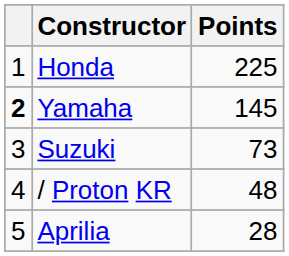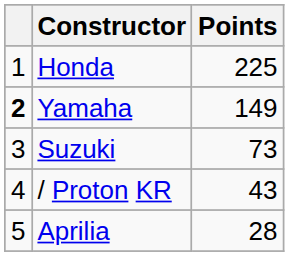(256, 108) 145 -> (256, 108) 149
(263, 190) 48 -> (263, 190) 43
